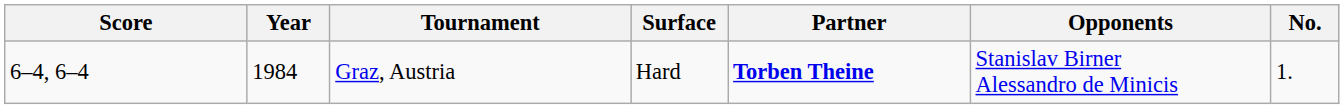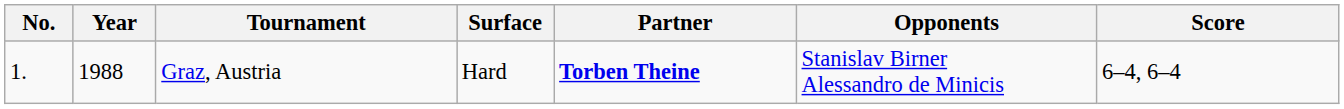columns swapped: (1305, 22) <-> (126, 22)
(275, 71) 1984 -> (101, 71) 1988
